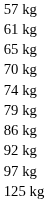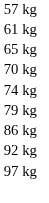- row: (24, 191)
